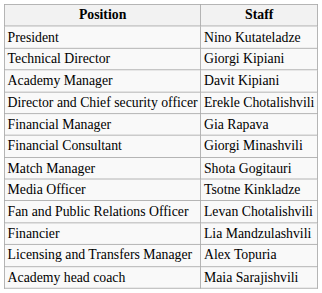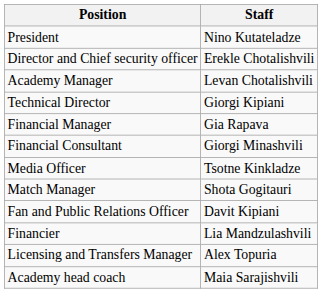rows swapped: (59, 59) <-> (103, 102)
(242, 80) Davit Kipiani -> (258, 80) Levan Chotalishvili
rows swapped: (51, 168) <-> (47, 189)
(258, 211) Levan Chotalishvili -> (242, 211) Davit Kipiani
